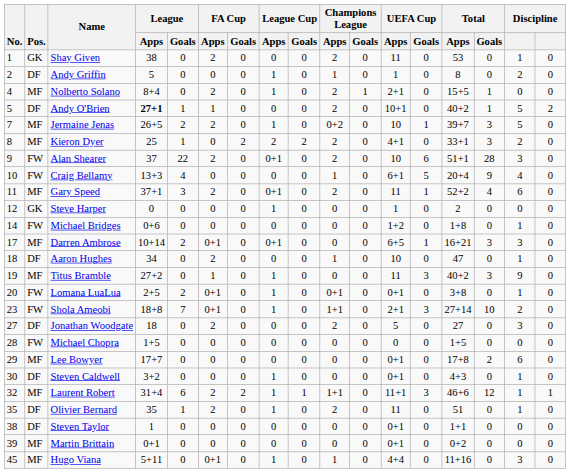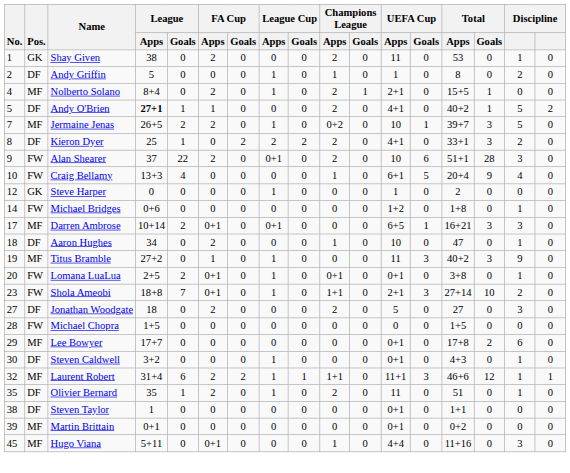(396, 108) 10+1 -> (396, 108) 4+1
(35, 141) MF -> (34, 141) DF
- row: (75, 192)
(274, 460) 1 -> (274, 443) 0
